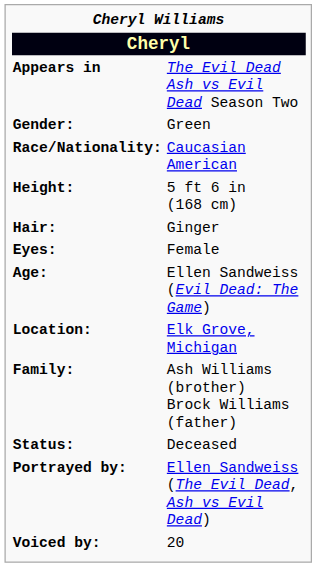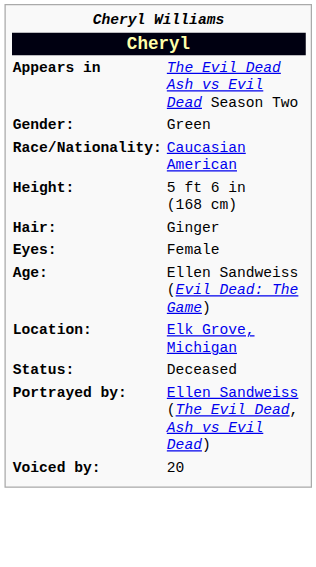- row: (43, 371)
